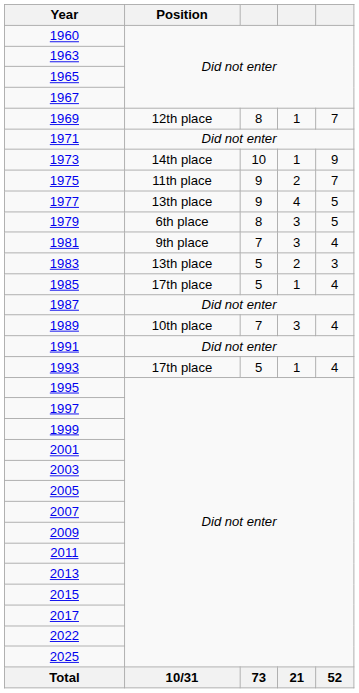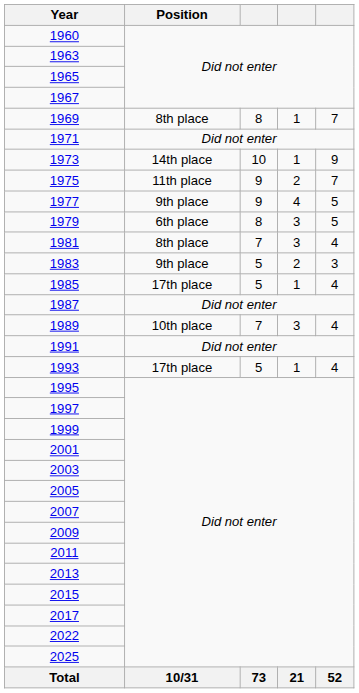(182, 119) 12th place -> (182, 119) 8th place
(182, 202) 13th place -> (182, 202) 9th place
(182, 243) 9th place -> (182, 243) 8th place
(182, 264) 13th place -> (182, 264) 9th place
